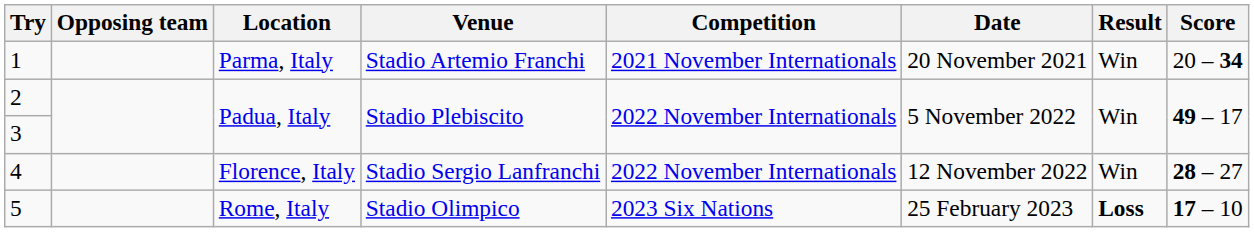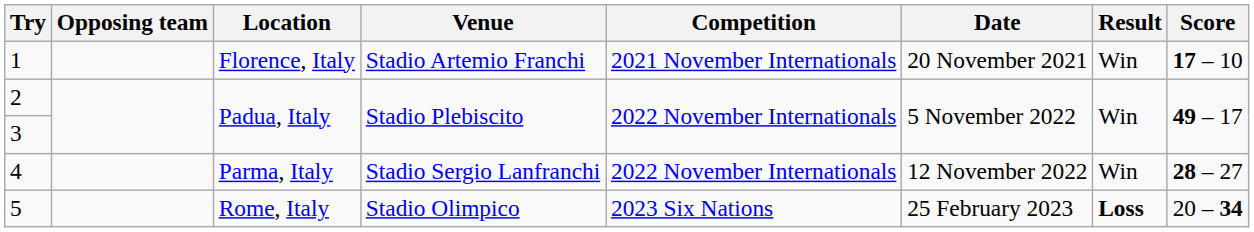(276, 60) Parma, Italy -> (287, 60) Florence, Italy
(1208, 60) 20 – 34 -> (1208, 60) 17 – 10
(287, 171) Florence, Italy -> (276, 171) Parma, Italy
(1208, 208) 17 – 10 -> (1208, 208) 20 – 34
